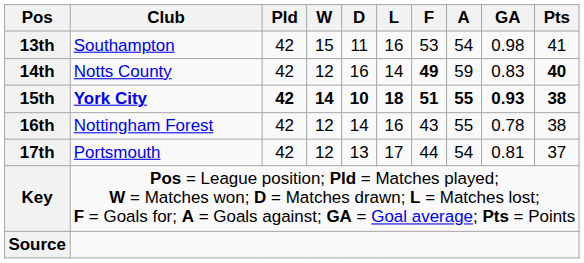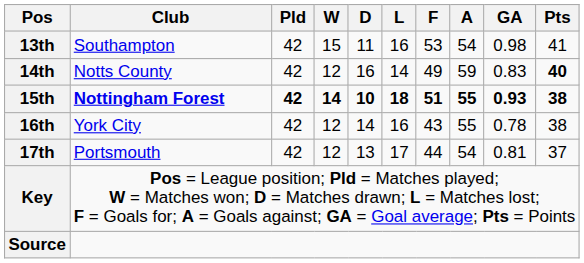(429, 71) bold -> (433, 71) normal
(110, 98) York City -> (149, 98) Nottingham Forest
(144, 125) Nottingham Forest -> (107, 125) York City
